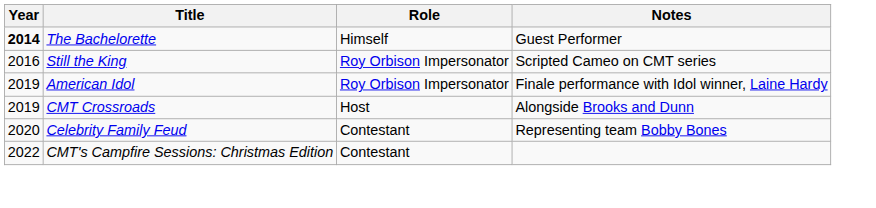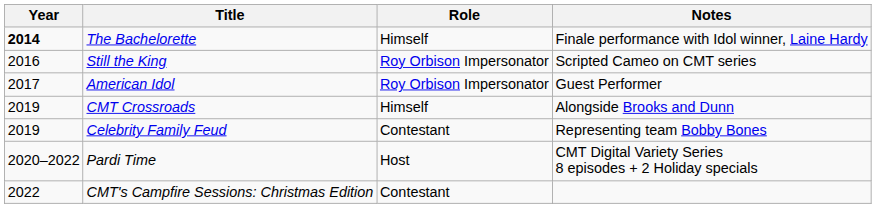(569, 38) Guest Performer -> (712, 38) Finale performance with Idol winner, Laine Hardy
(24, 84) 2019 -> (24, 84) 2017
(672, 84) Finale performance with Idol winner, Laine Hardy -> (609, 84) Guest Performer
(355, 107) Host -> (404, 107) Himself
(24, 130) 2020 -> (24, 130) 2019
+ row: (121, 161)
